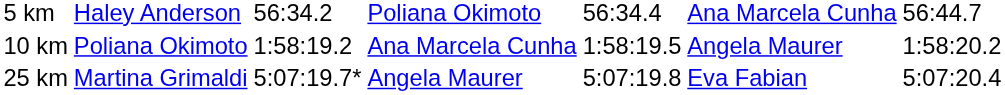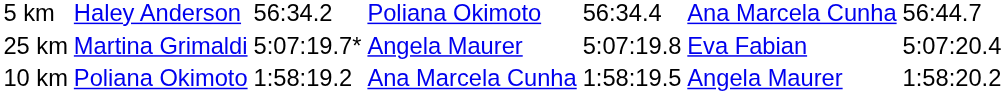rows swapped: (36, 46) <-> (36, 78)
